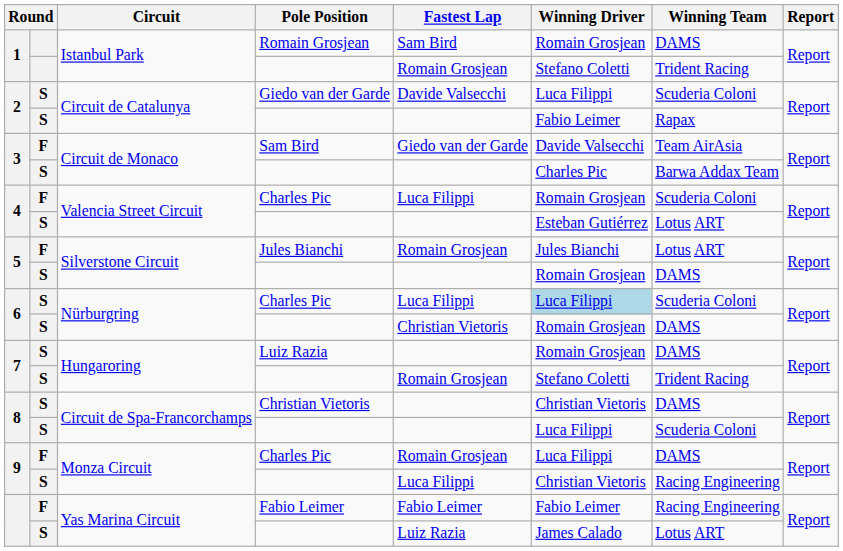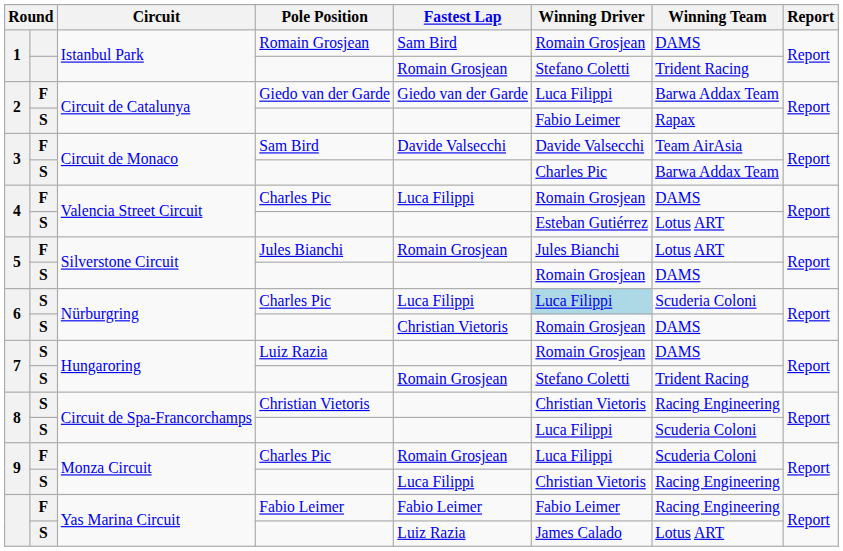(43, 94) S -> (43, 94) F
(452, 94) Davide Valsecchi -> (463, 94) Giedo van der Garde
(706, 94) Scuderia Coloni -> (717, 94) Barwa Addax Team
(463, 146) Giedo van der Garde -> (452, 146) Davide Valsecchi
(706, 197) Scuderia Coloni -> (678, 197) DAMS
(678, 404) DAMS -> (718, 404) Racing Engineering
(678, 455) DAMS -> (706, 455) Scuderia Coloni
